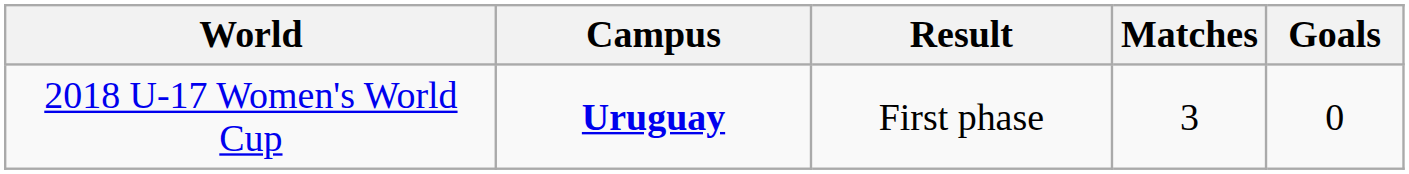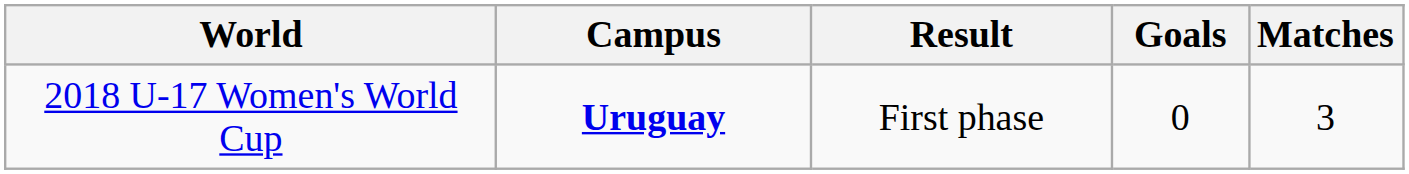columns swapped: (1189, 34) <-> (1335, 34)
